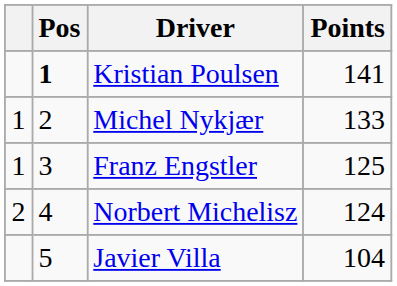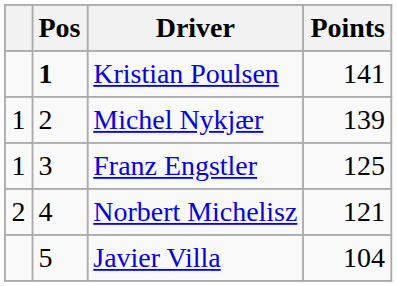(364, 119) 133 -> (364, 119) 139
(364, 212) 124 -> (364, 212) 121
